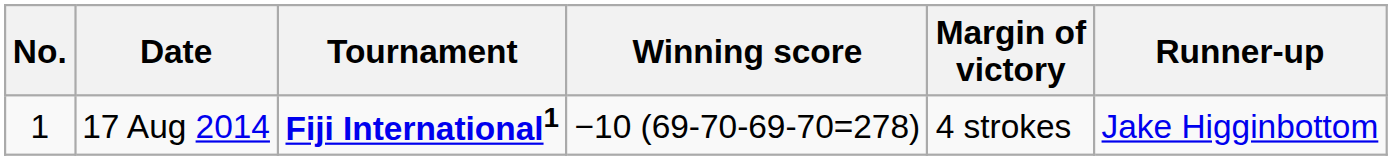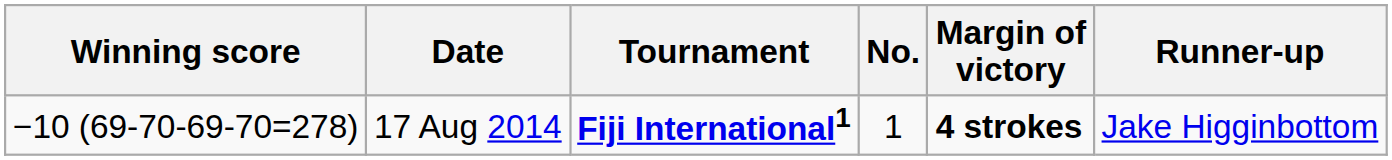columns swapped: (40, 50) <-> (747, 50)
(1003, 125) normal -> (1009, 125) bold
